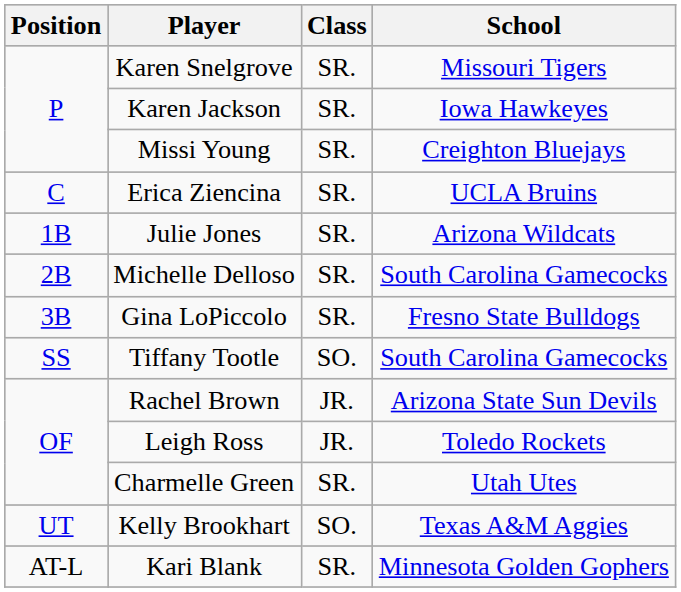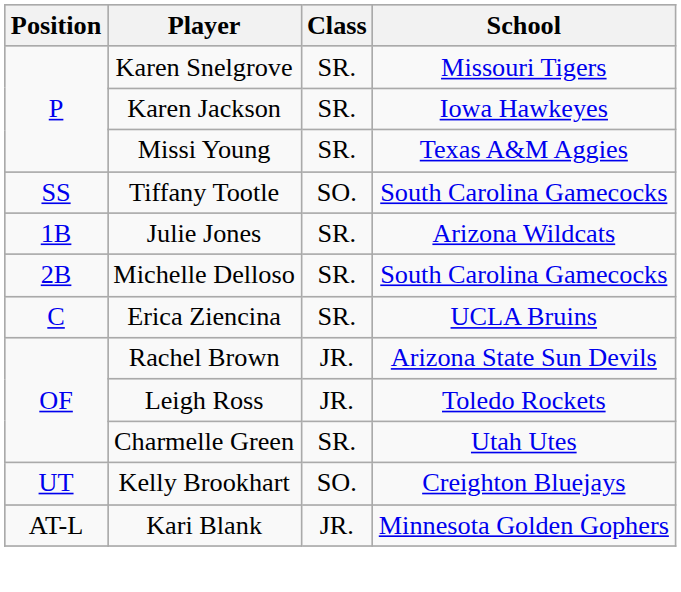(524, 150) Creighton Bluejays -> (524, 150) Texas A&M Aggies
rows swapped: (204, 191) <-> (204, 358)
- row: (204, 316)
(524, 524) Texas A&M Aggies -> (524, 483) Creighton Bluejays
(337, 566) SR. -> (337, 524) JR.
